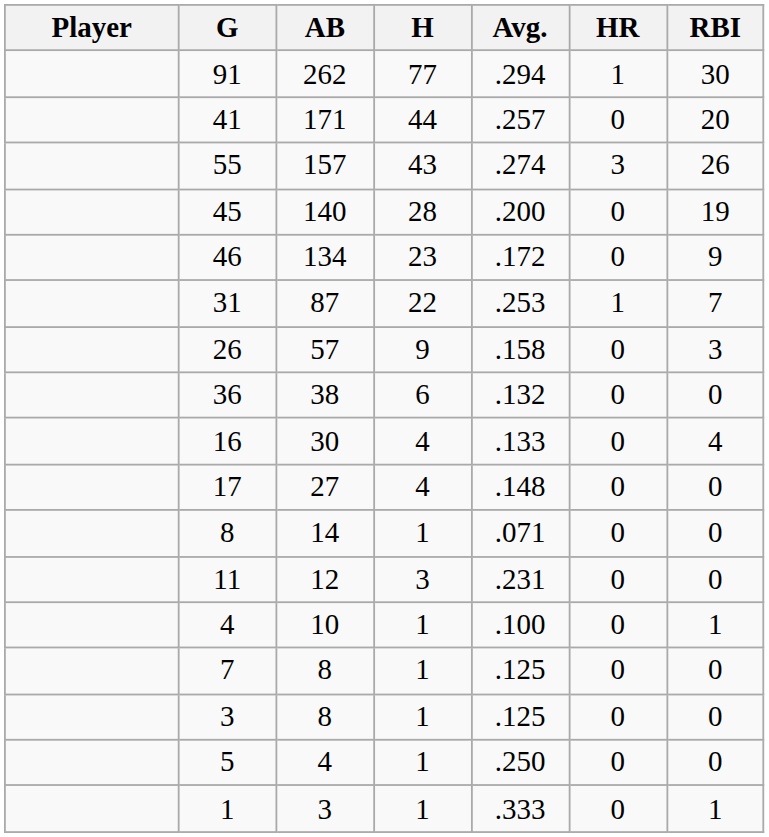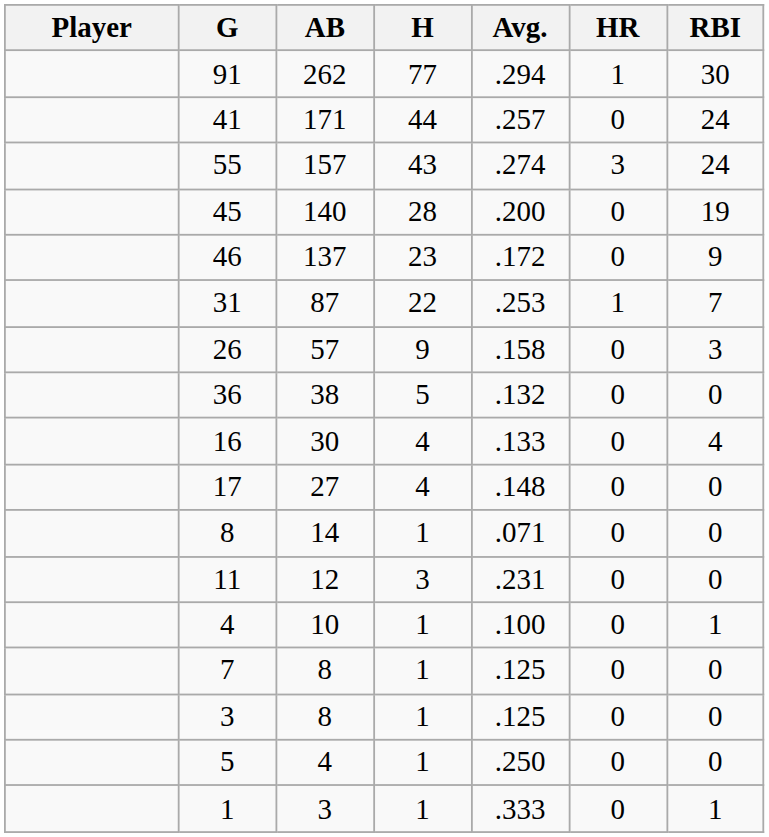(715, 119) 20 -> (715, 119) 24
(715, 165) 26 -> (715, 165) 24
(325, 257) 134 -> (325, 257) 137
(422, 394) 6 -> (422, 394) 5
